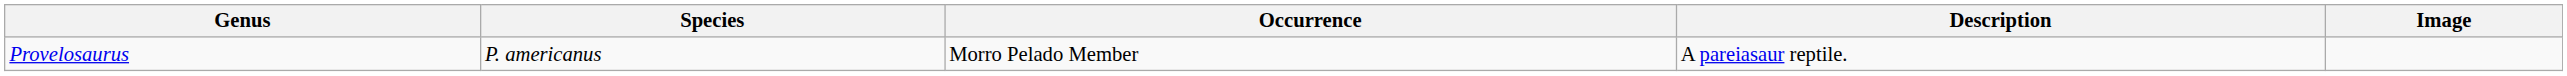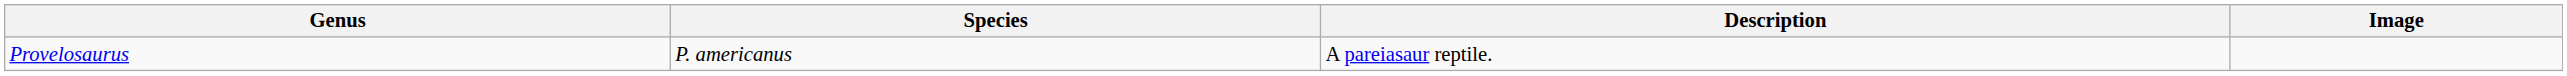- column: (1310, 20)
